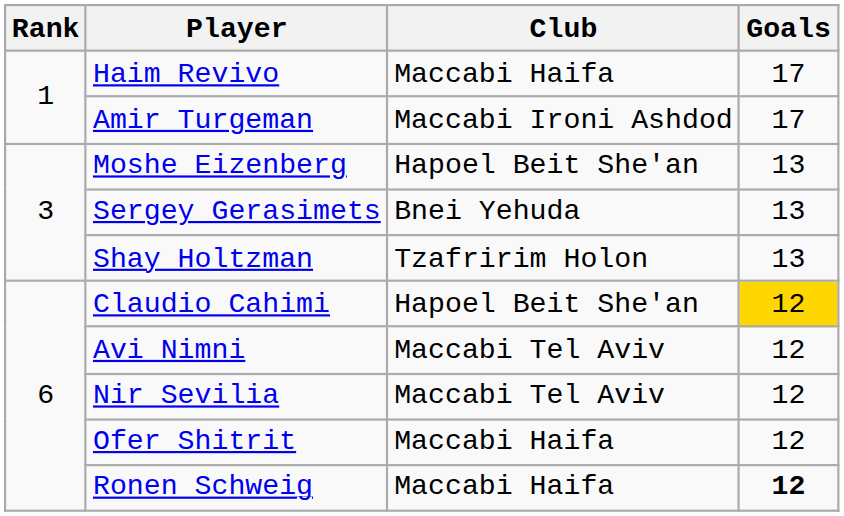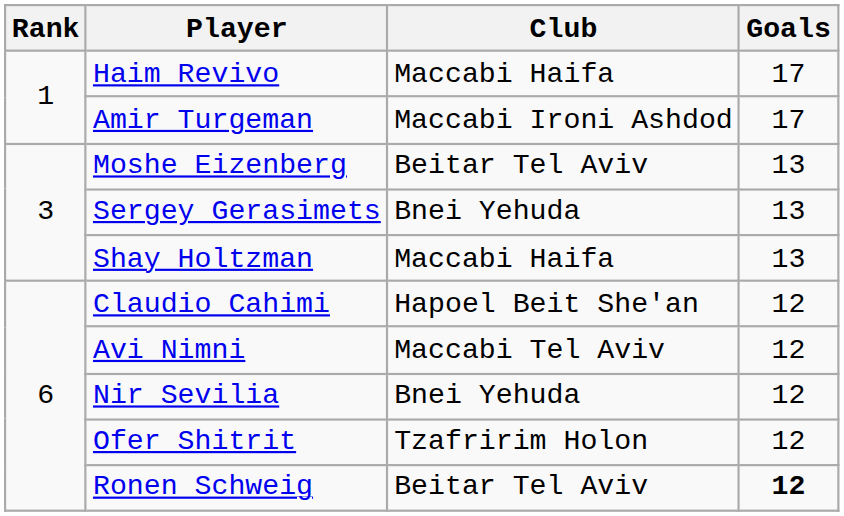(547, 166) Hapoel Beit She'an -> (521, 166) Beitar Tel Aviv
(521, 258) Tzafririm Holon -> (504, 258) Maccabi Haifa
(789, 304) gold background -> (789, 304) no background
(530, 396) Maccabi Tel Aviv -> (487, 396) Bnei Yehuda
(504, 442) Maccabi Haifa -> (521, 442) Tzafririm Holon
(504, 488) Maccabi Haifa -> (521, 488) Beitar Tel Aviv
